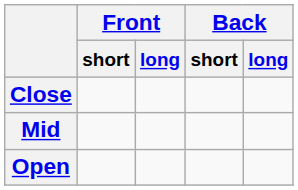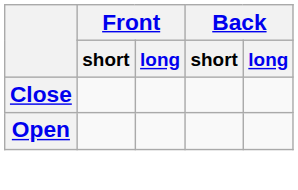- row: (41, 130)
